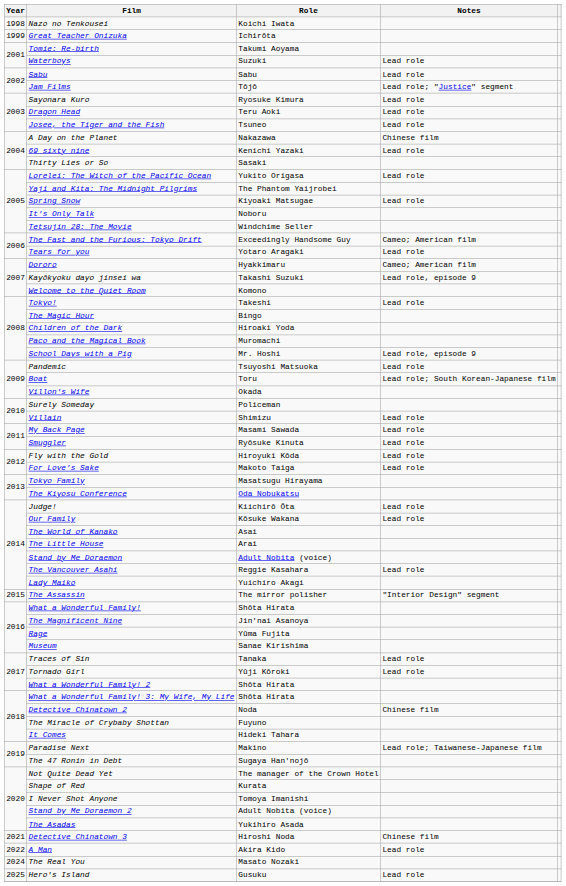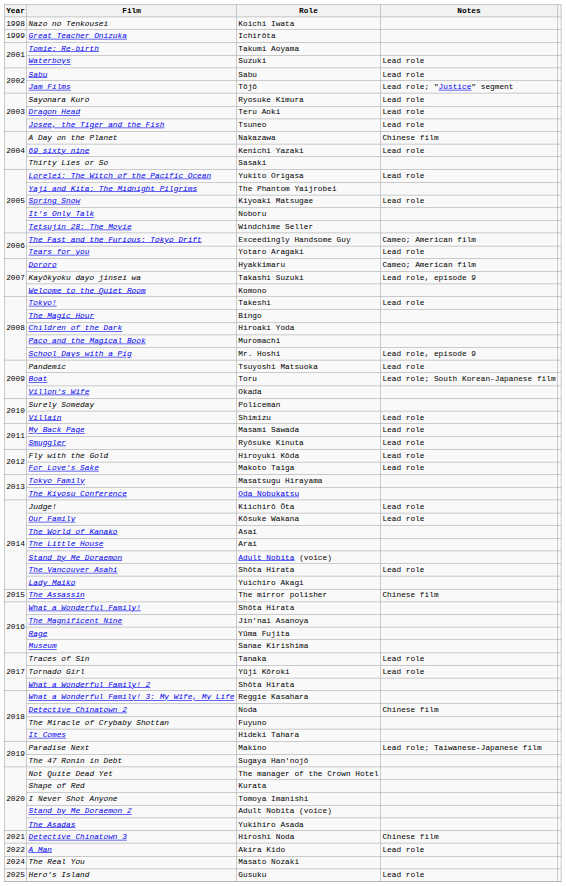(273, 570) Reggie Kasahara -> (266, 570) Shōta Hirata
(441, 595) "Interior Design" segment -> (411, 595) Chinese film
(266, 697) Shōta Hirata -> (273, 697) Reggie Kasahara
